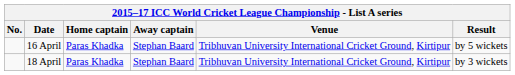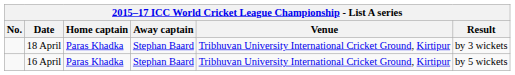rows swapped: (44, 45) <-> (44, 62)
